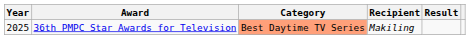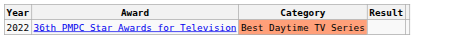- column: (395, 12)
(18, 27) 2025 -> (18, 27) 2022
